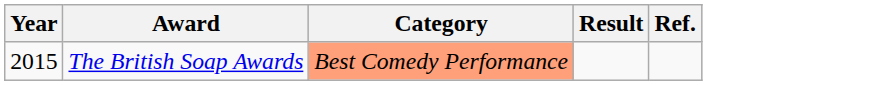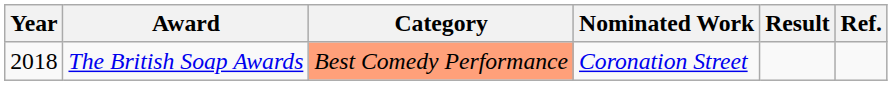+ column: (667, 23)
(34, 60) 2015 -> (34, 60) 2018
